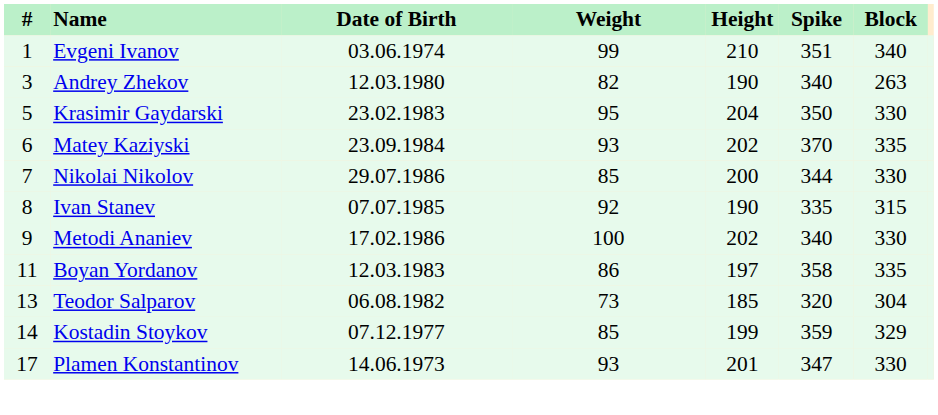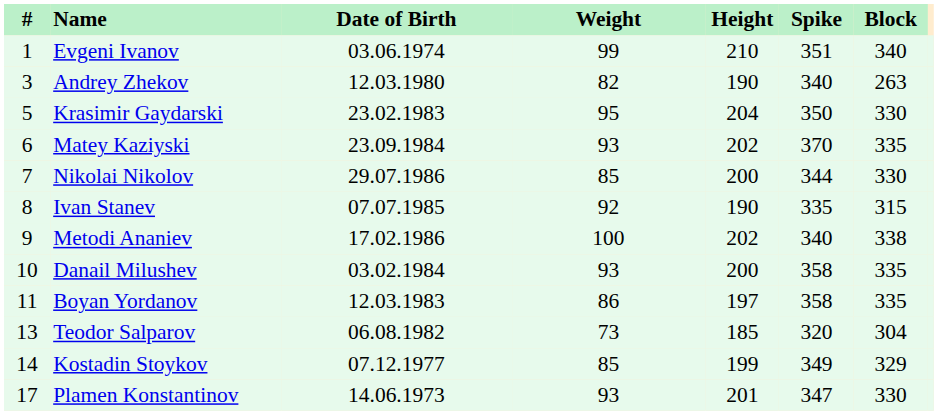(891, 238) 330 -> (891, 238) 338
+ row: (125, 269)
(817, 332) 359 -> (817, 363) 349
